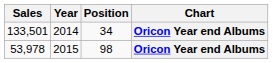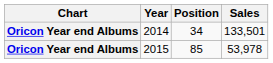columns swapped: (199, 13) <-> (28, 13)
(106, 49) 98 -> (196, 49) 85
